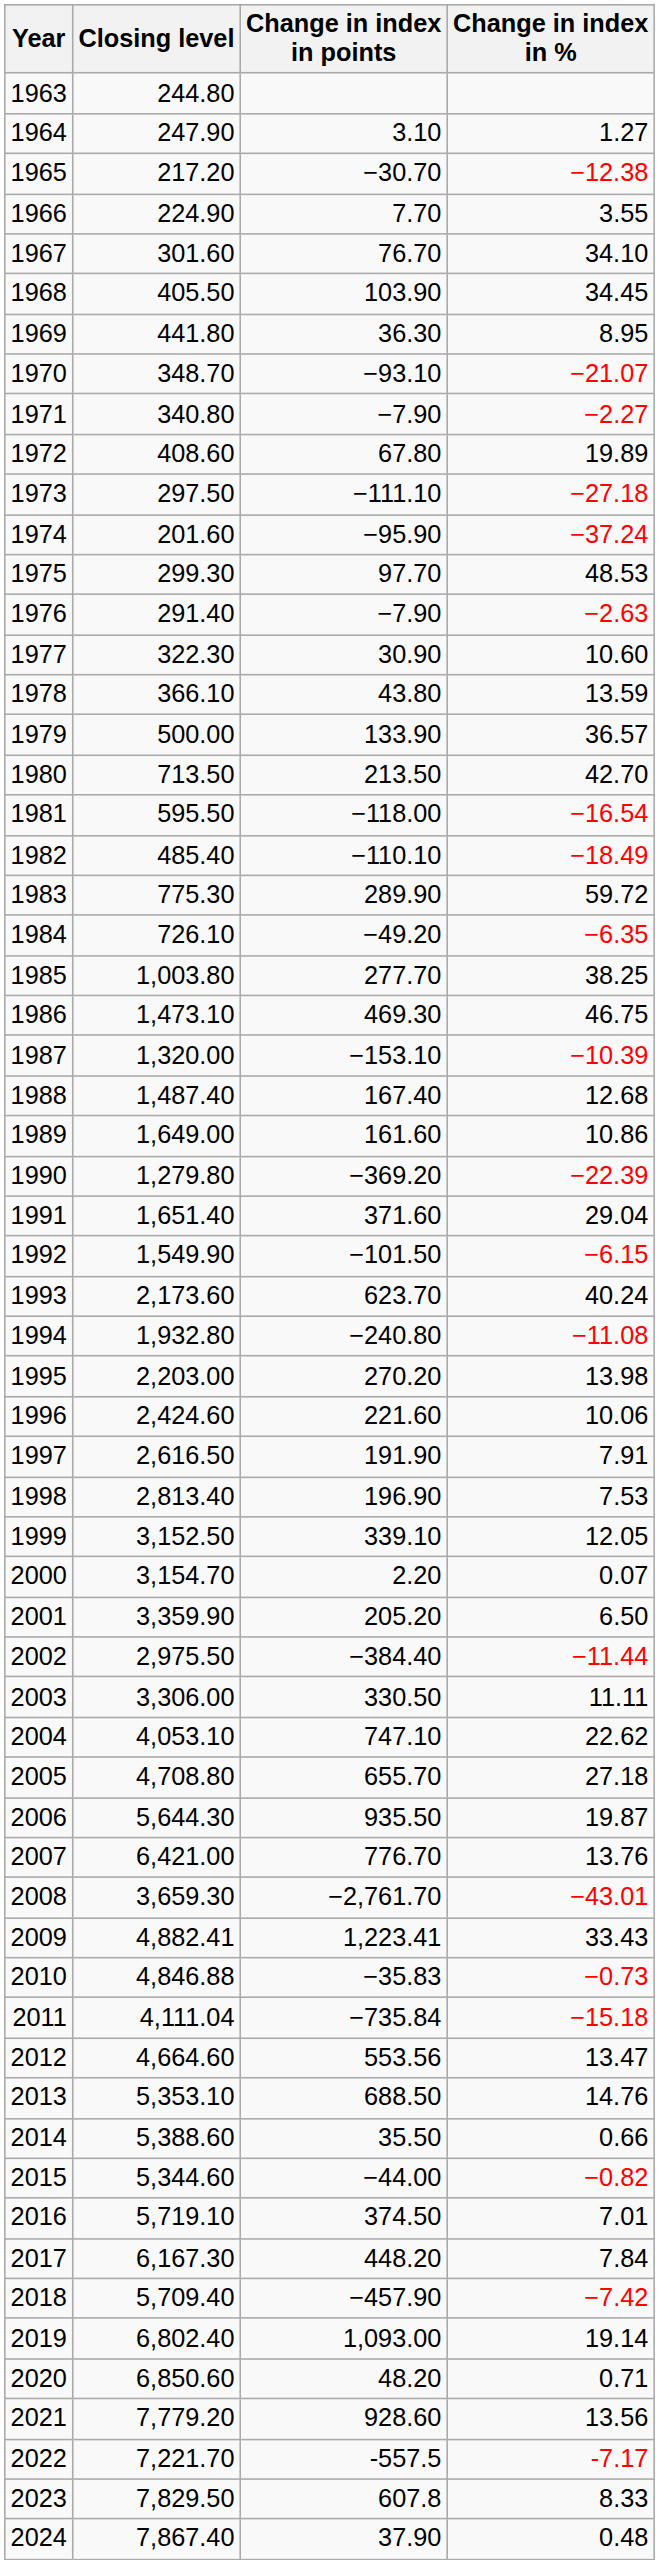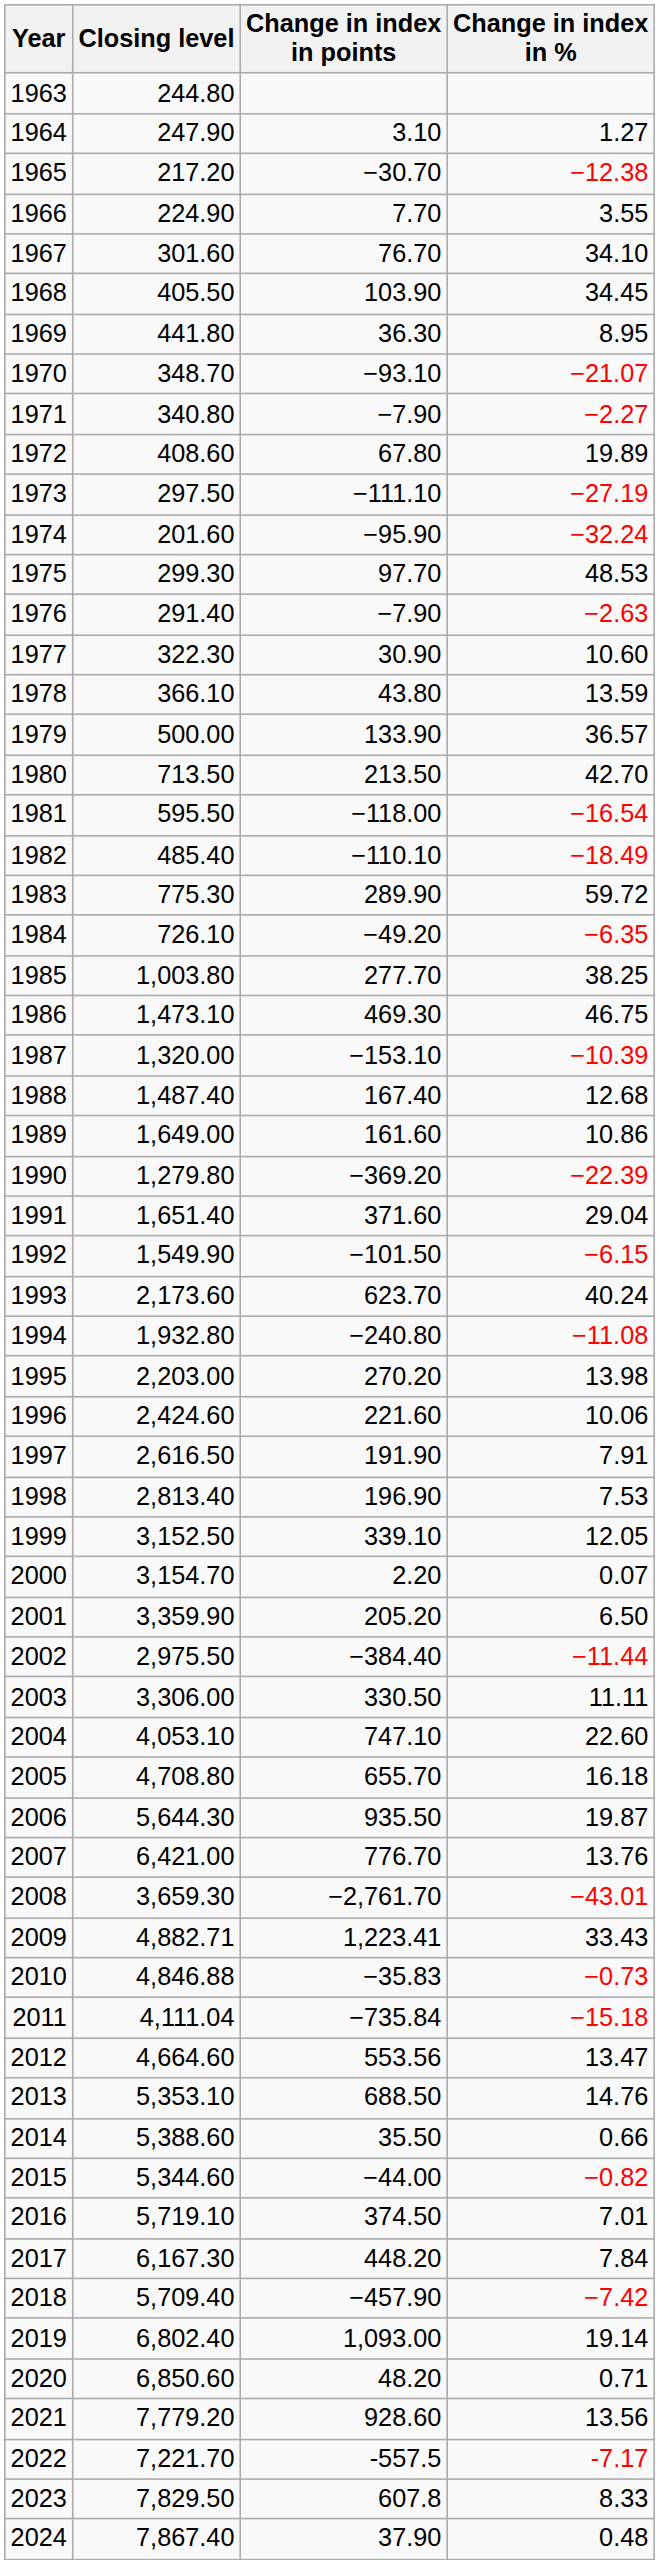(609, 494) −27.18 -> (609, 494) −27.19
(609, 534) −37.24 -> (609, 534) −32.24
(617, 1736) 22.62 -> (617, 1736) 22.60
(617, 1776) 27.18 -> (617, 1776) 16.18
(185, 1937) 4,882.41 -> (185, 1937) 4,882.71
